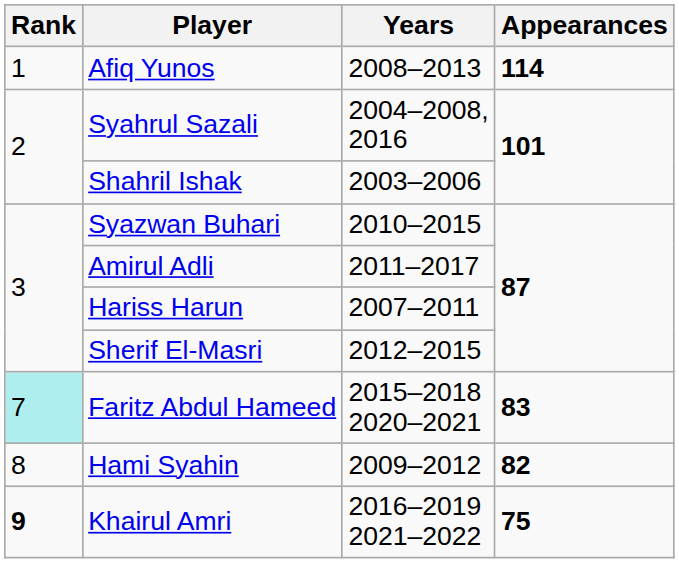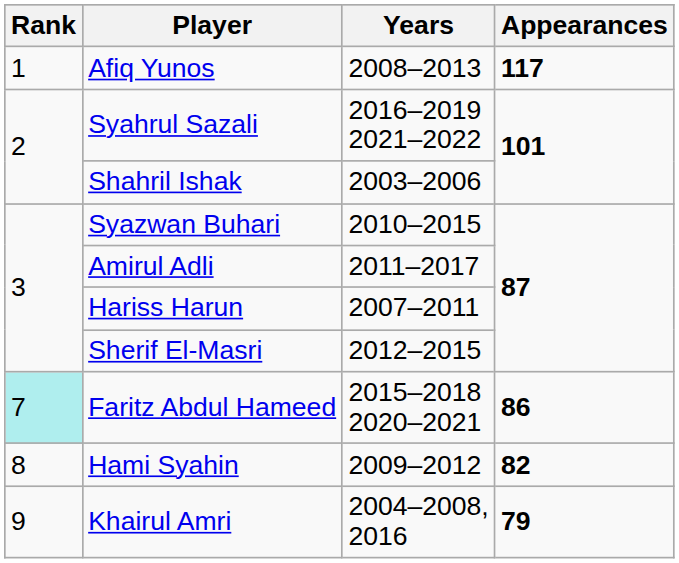(522, 67) 114 -> (522, 67) 117
(419, 124) 2004–2008, 2016 -> (415, 124) 2016–2019 2021–2022
(516, 407) 83 -> (516, 407) 86
(18, 521) bold -> (18, 521) normal
(415, 521) 2016–2019 2021–2022 -> (419, 521) 2004–2008, 2016
(516, 521) 75 -> (516, 521) 79
